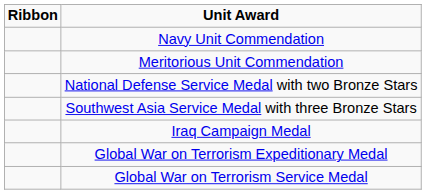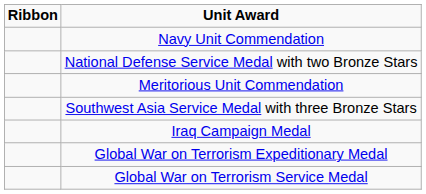rows swapped: (241, 62) <-> (241, 85)
